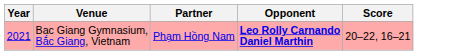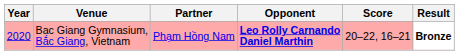+ column: (433, 13)
(19, 36) 2021 -> (19, 36) 2020
